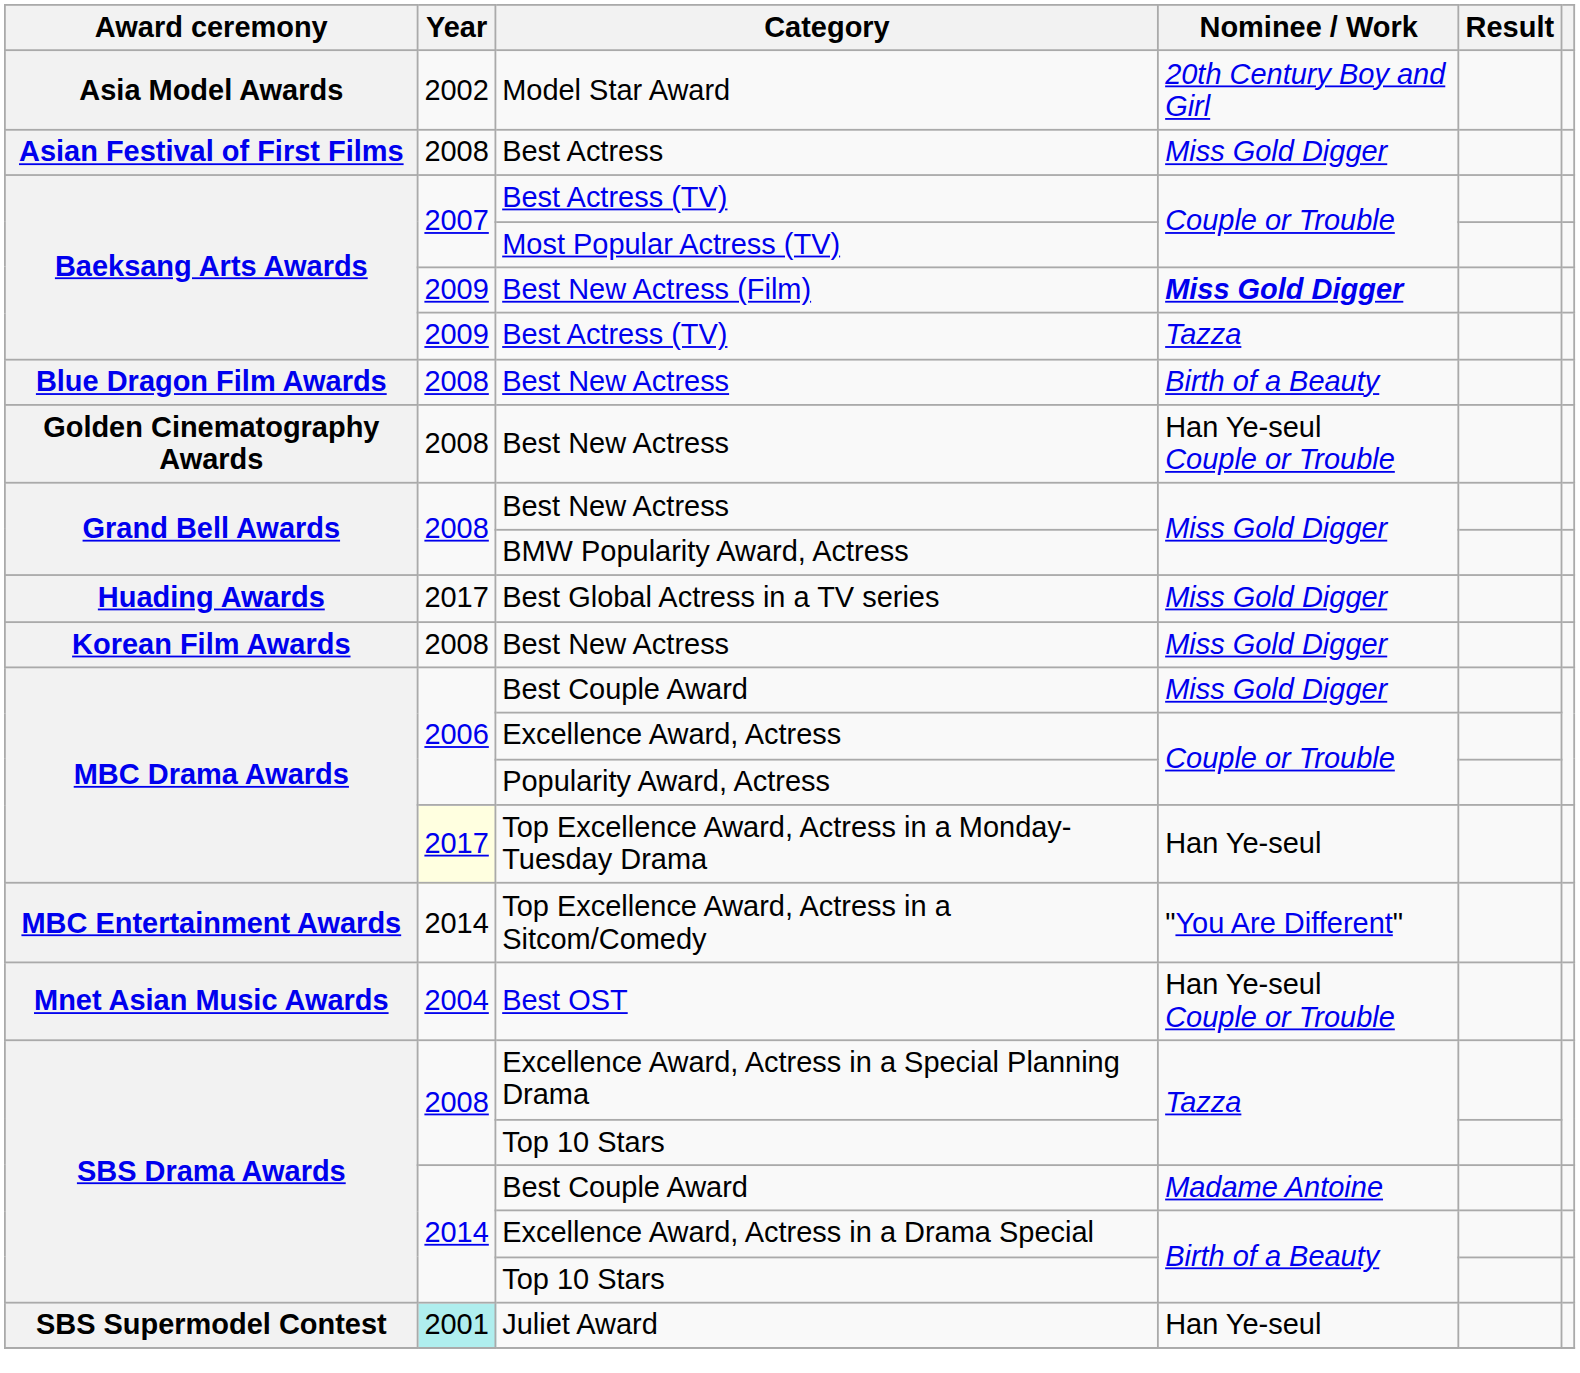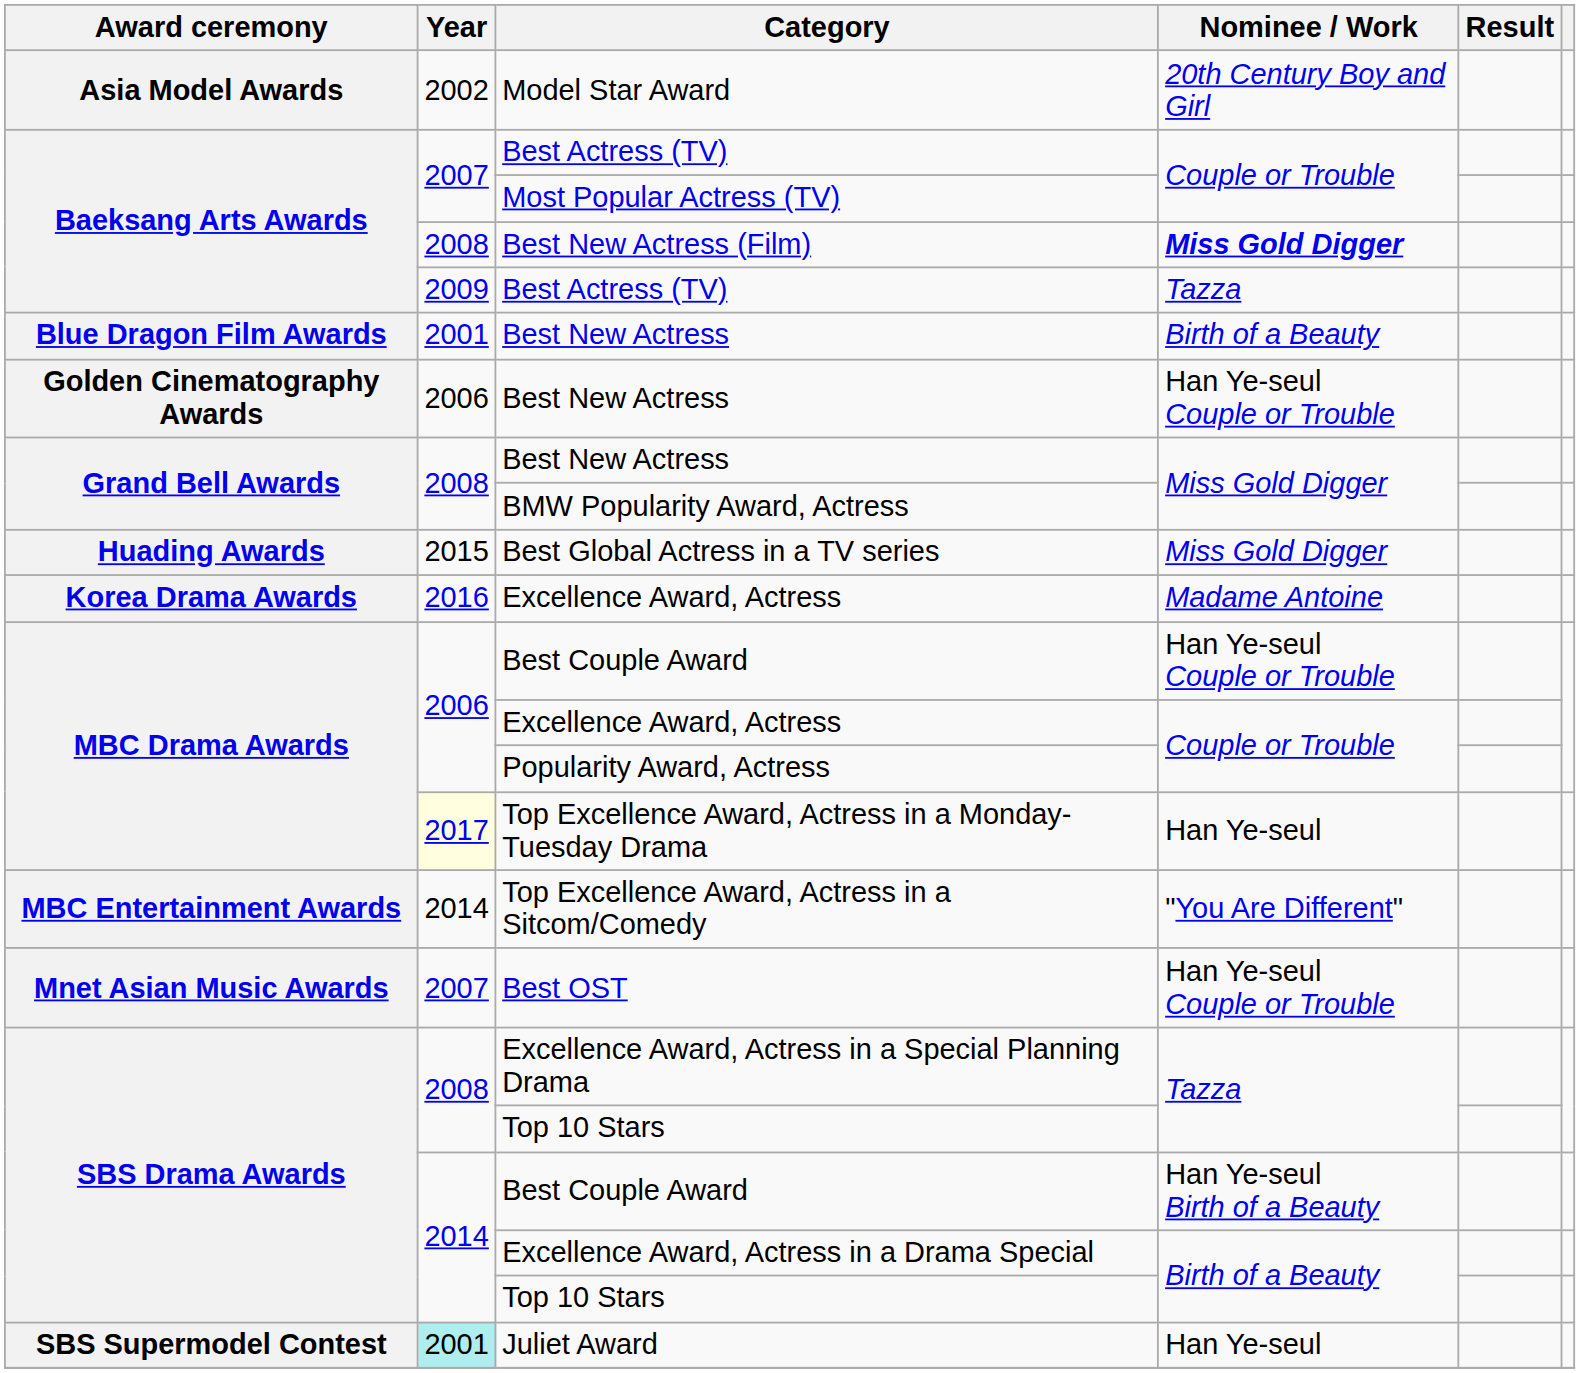- row: (211, 151)
(457, 289) 2009 -> (457, 243) 2008
(457, 381) 2008 -> (457, 335) 2001
(457, 443) 2008 -> (457, 397) 2006
(457, 597) 2017 -> (457, 551) 2015
+ row: (211, 597)
- row: (211, 643)
(1276, 689) Miss Gold Digger -> (1280, 660) Han Ye-seul Couple or Trouble
(457, 1000) 2004 -> (457, 987) 2007
(1274, 1187) Madame Antoine -> (1272, 1190) Han Ye-seul Birth of a Beauty
